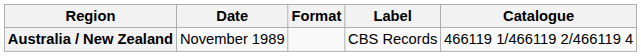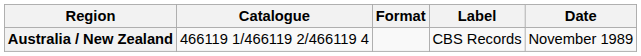columns swapped: (232, 16) <-> (539, 16)
